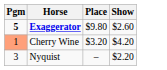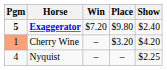+ column: (96, 12)
(123, 27) $2.60 -> (149, 27) $2.40
(16, 57) 3 -> (16, 57) 4
(123, 57) $2.20 -> (149, 57) $2.25
